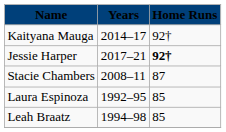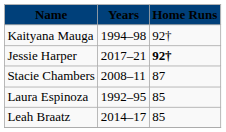(124, 35) 2014–17 -> (124, 35) 1994–98
(124, 117) 1994–98 -> (124, 117) 2014–17
